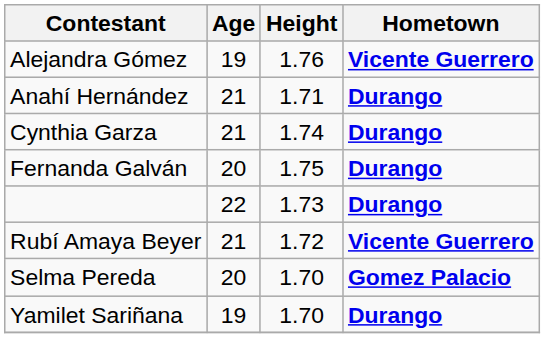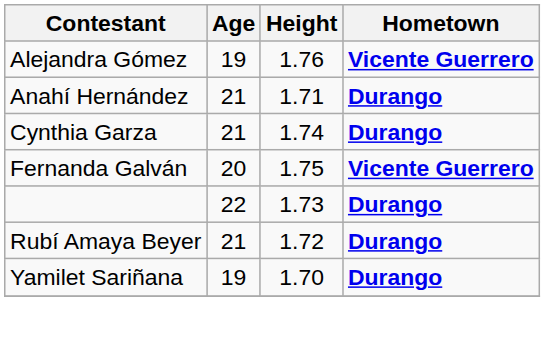(395, 168) Durango -> (441, 168) Vicente Guerrero
(441, 241) Vicente Guerrero -> (395, 241) Durango
- row: (83, 277)
